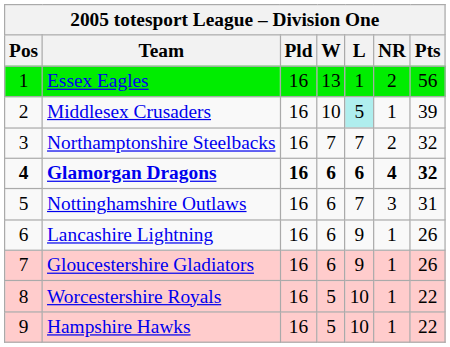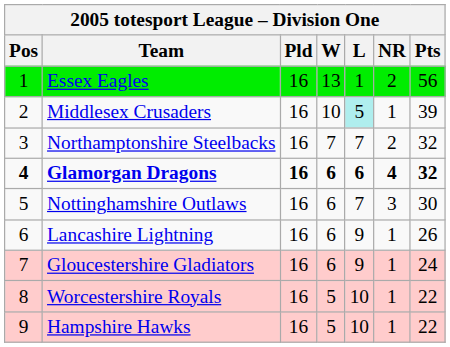(428, 204) 31 -> (428, 204) 30
(428, 265) 26 -> (428, 265) 24
